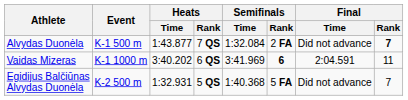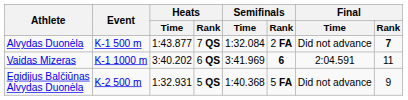(388, 82) 7 -> (388, 82) 9
